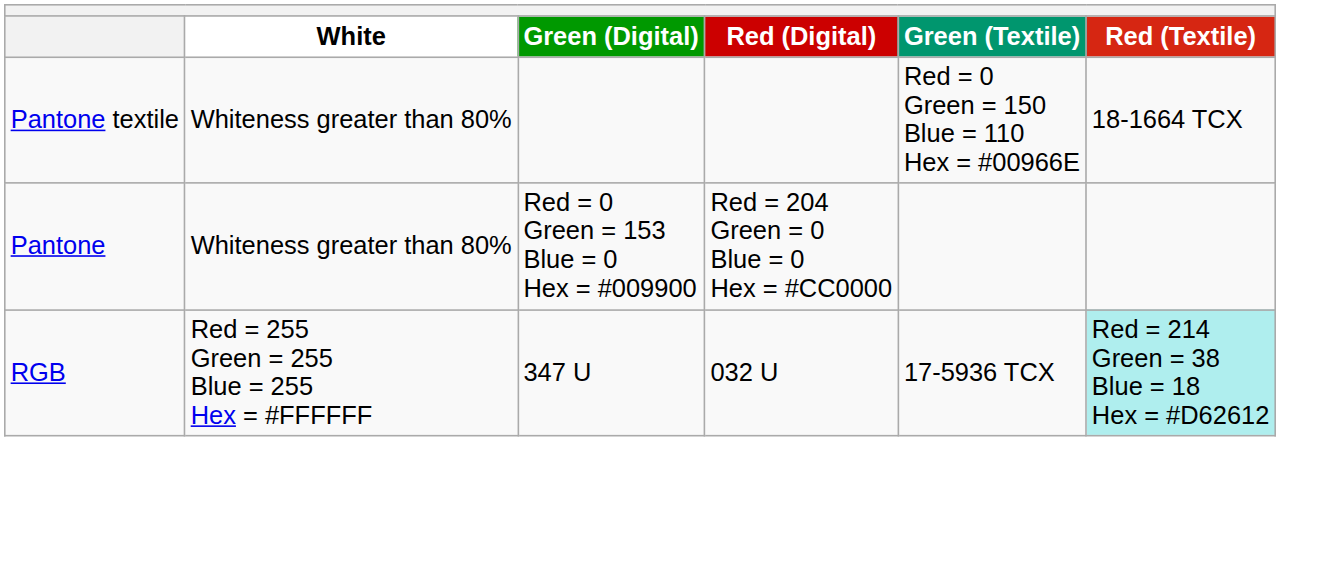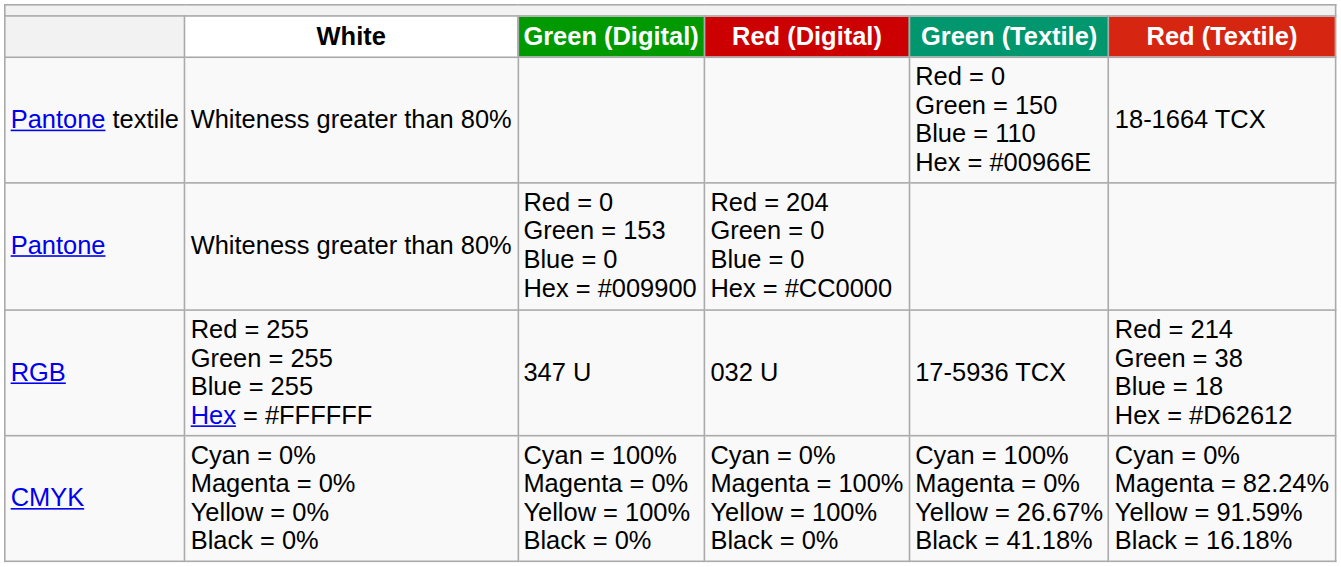(1181, 372) paleturquoise background -> (1204, 372) no background
+ row: (47, 498)
